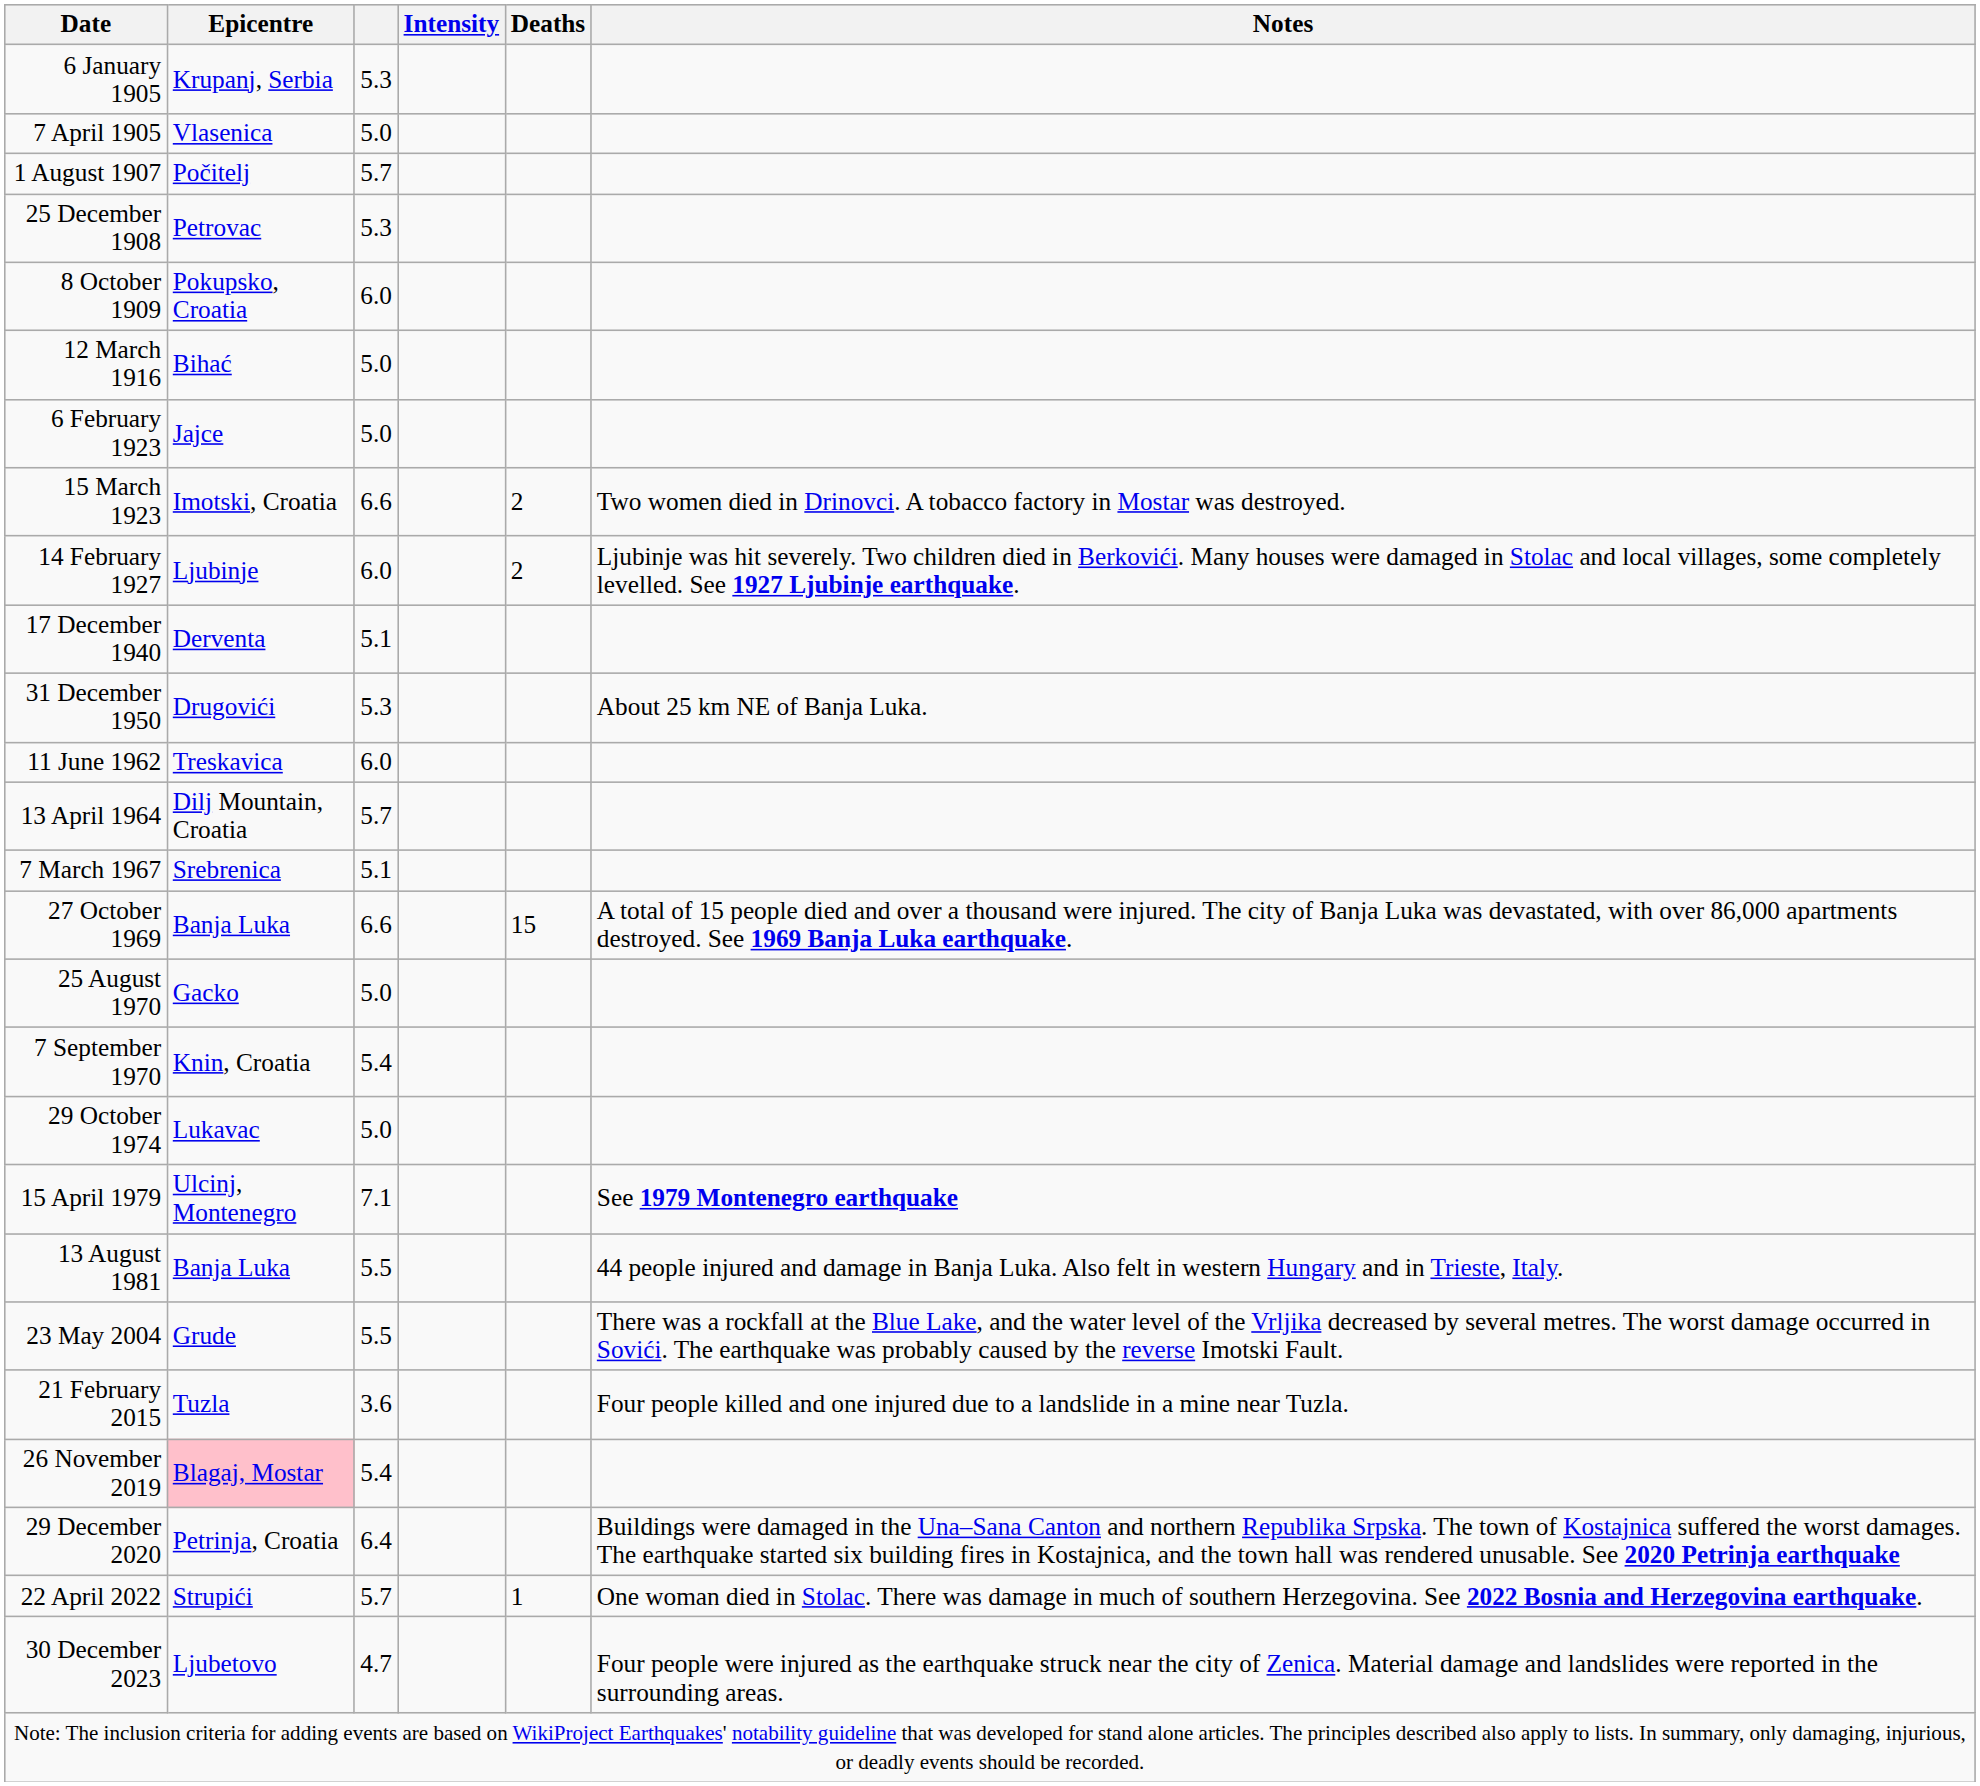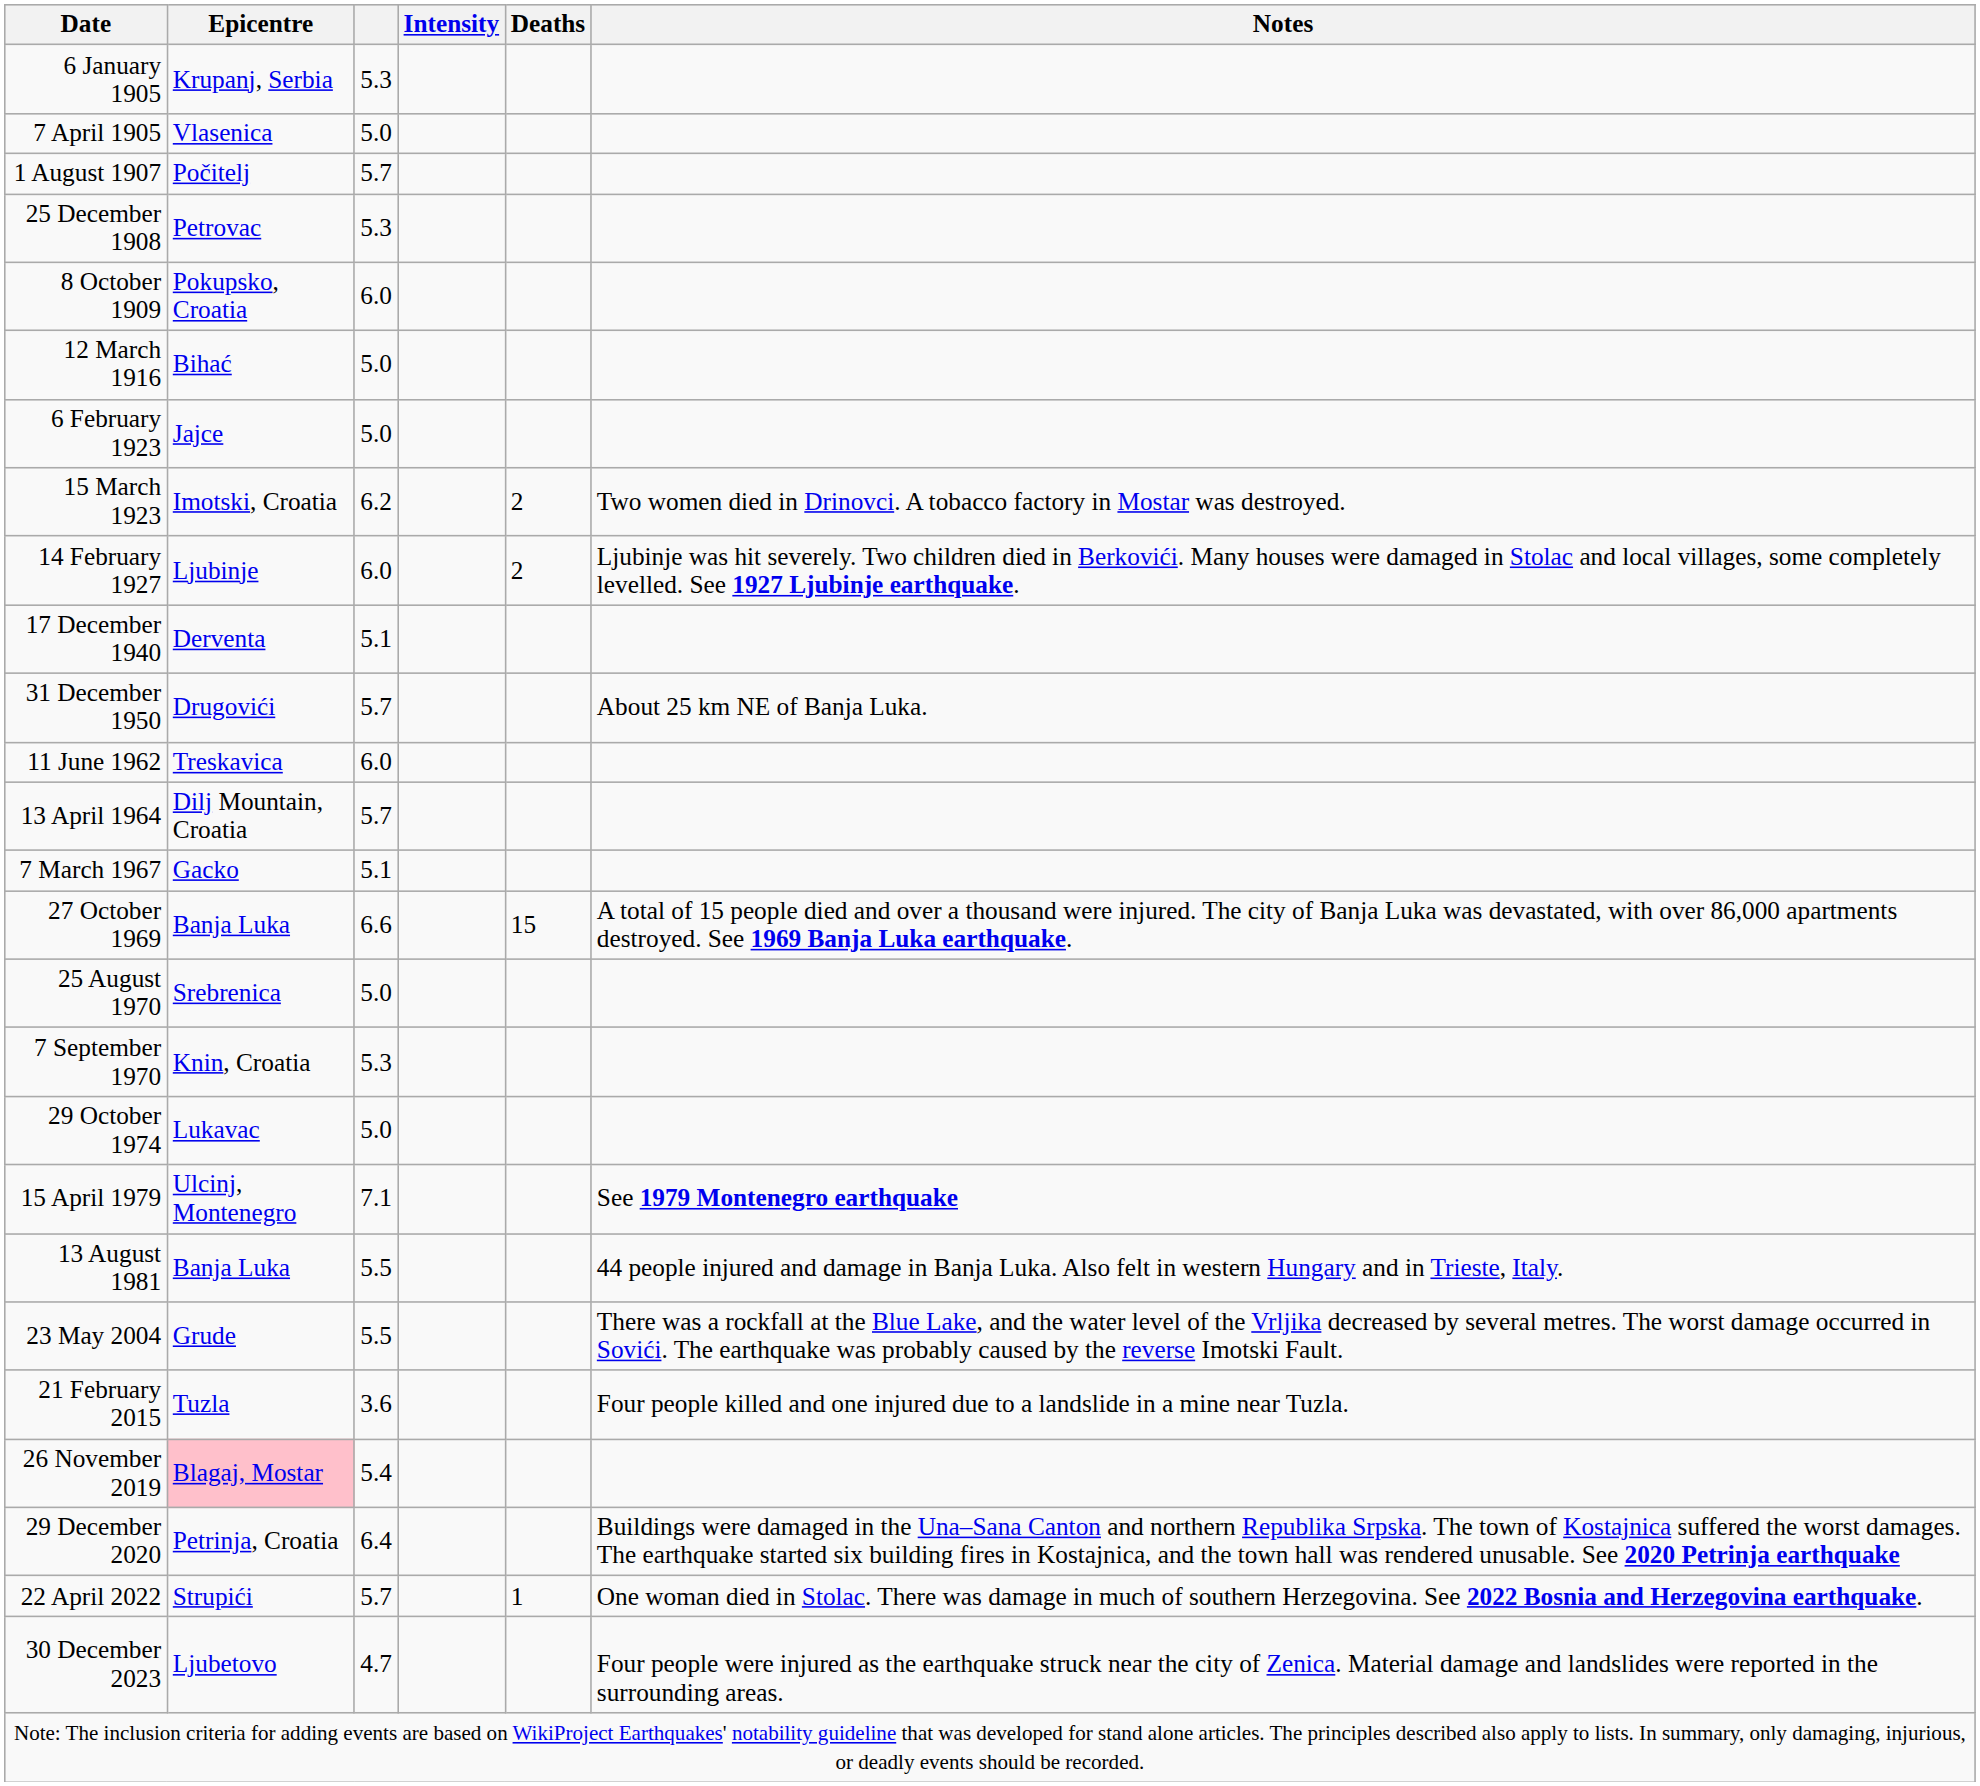(376, 501) 6.6 -> (376, 501) 6.2
(376, 707) 5.3 -> (376, 707) 5.7
(227, 870) Srebrenica -> (206, 870) Gacko
(206, 993) Gacko -> (227, 993) Srebrenica
(376, 1061) 5.4 -> (376, 1061) 5.3
